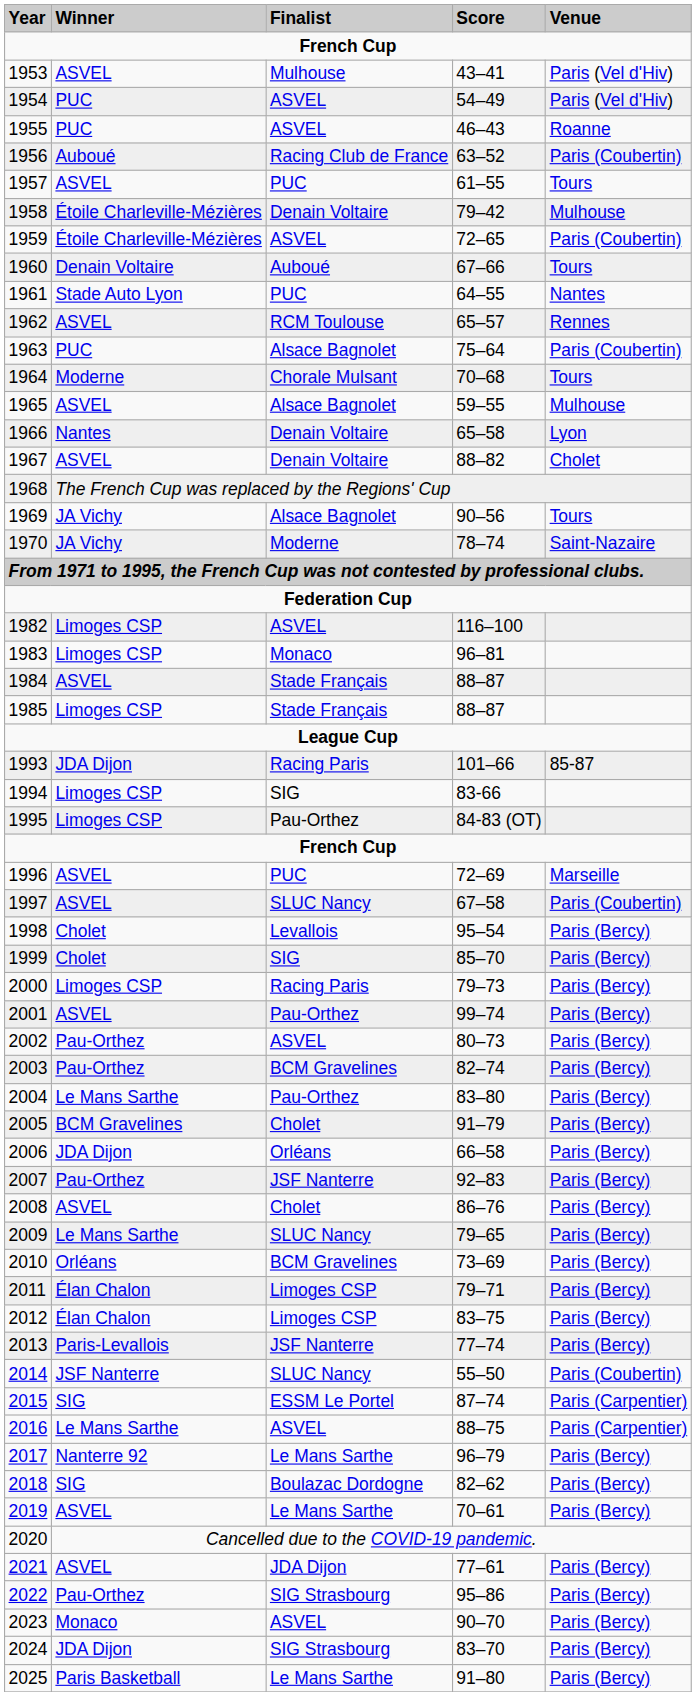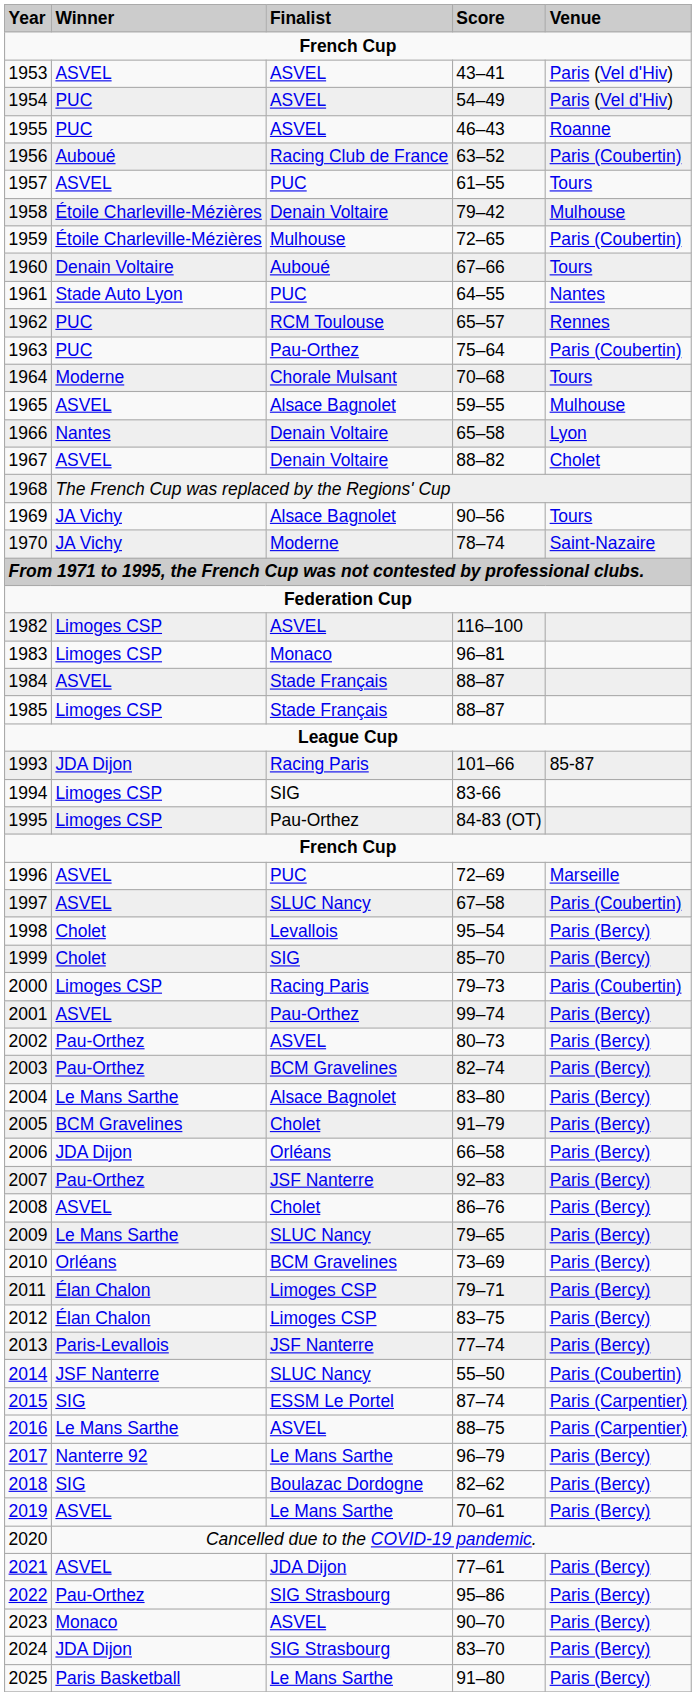(308, 73) Mulhouse -> (298, 73) ASVEL
(298, 239) ASVEL -> (308, 239) Mulhouse
(84, 322) ASVEL -> (74, 322) PUC
(333, 350) Alsace Bagnolet -> (314, 350) Pau-Orthez
(600, 986) Paris (Bercy) -> (616, 986) Paris (Coubertin)
(314, 1097) Pau-Orthez -> (333, 1097) Alsace Bagnolet
